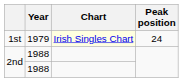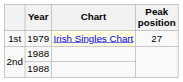(157, 38) 24 -> (157, 38) 27
